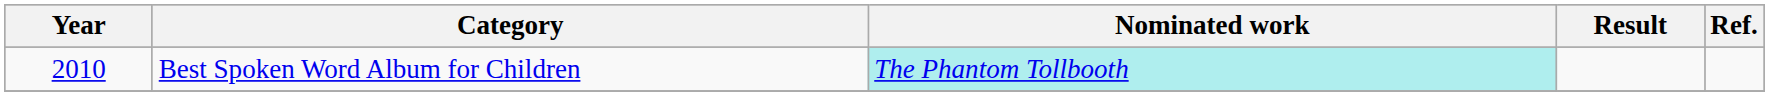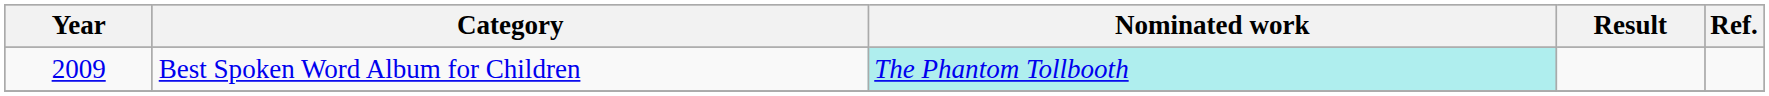(79, 68) 2010 -> (79, 68) 2009
